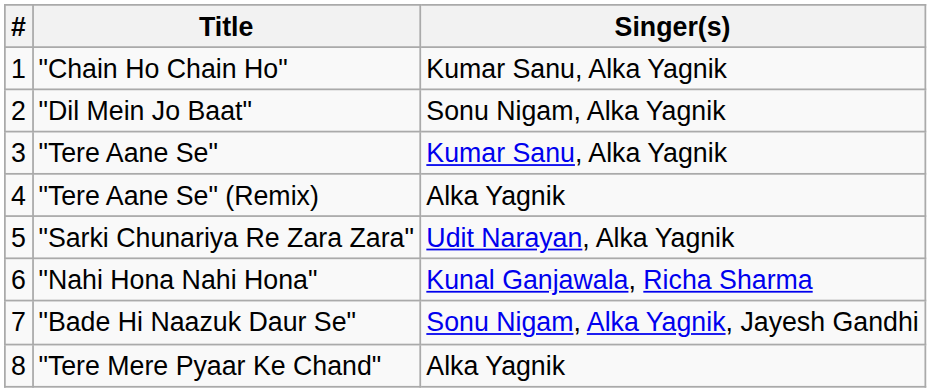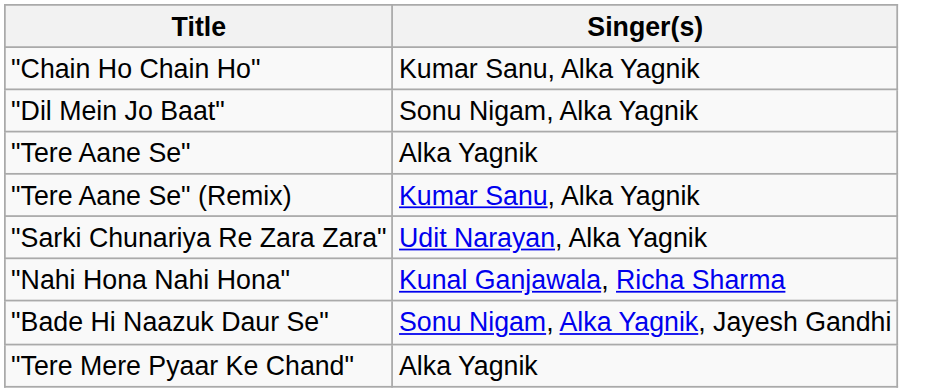- column: (19, 26)
(577, 153) Kumar Sanu, Alka Yagnik -> (468, 153) Alka Yagnik
(496, 196) Alka Yagnik -> (549, 196) Kumar Sanu, Alka Yagnik
